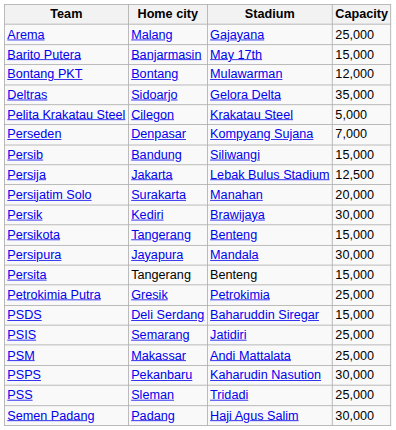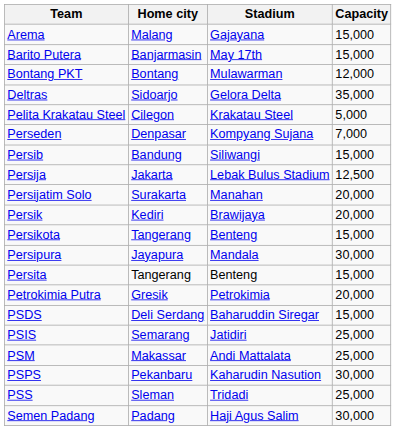(355, 34) 25,000 -> (355, 34) 15,000
(355, 214) 30,000 -> (355, 214) 20,000
(355, 295) 25,000 -> (355, 295) 20,000
